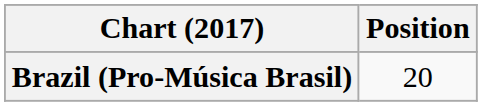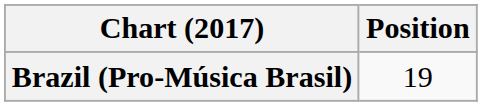(418, 76) 20 -> (418, 76) 19
